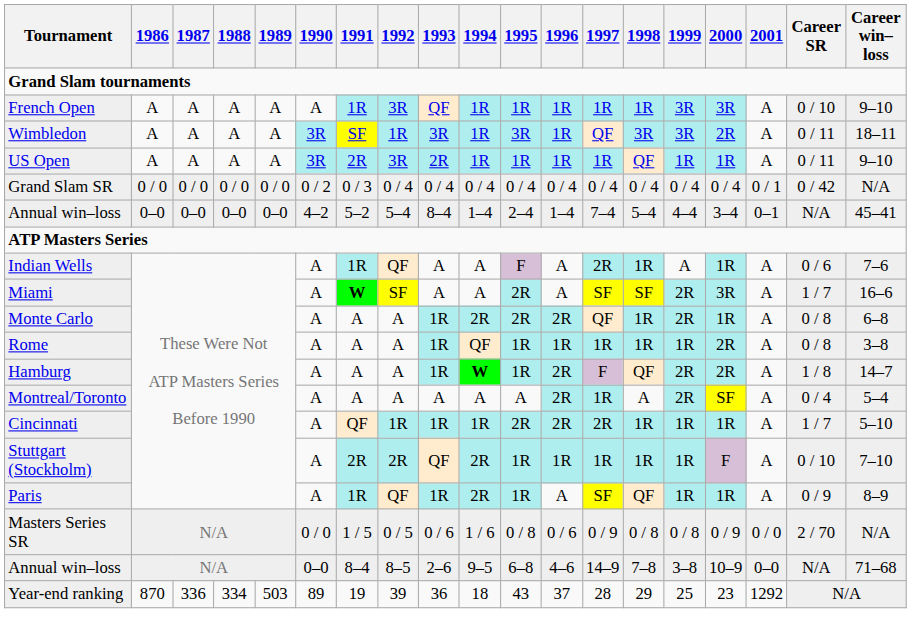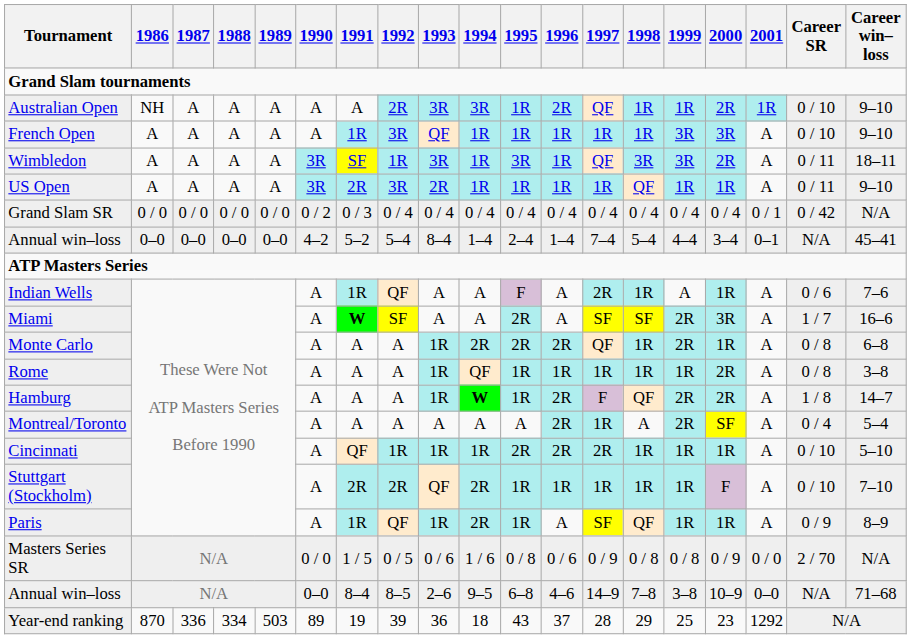+ row: (63, 107)
(816, 424) 1 / 7 -> (816, 450) 0 / 10
